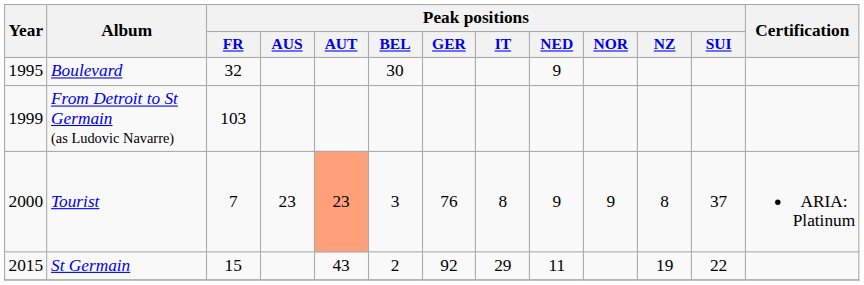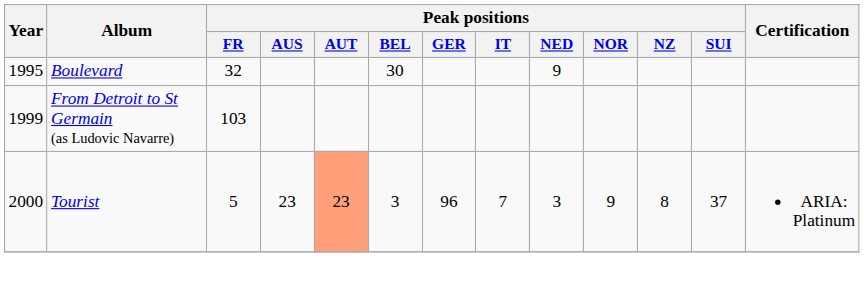(233, 201) 7 -> (233, 201) 5
(449, 201) 76 -> (449, 201) 96
(503, 201) 8 -> (503, 201) 7
(557, 201) 9 -> (557, 201) 3
- row: (91, 265)
